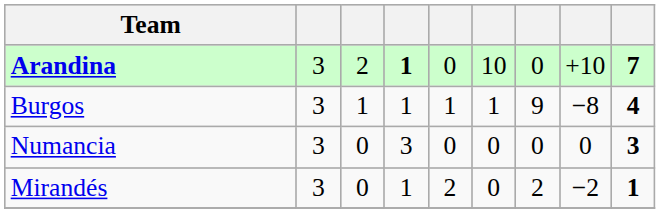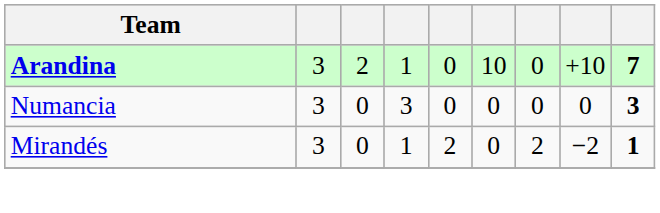(406, 65) bold -> (406, 65) normal
- row: (47, 106)
